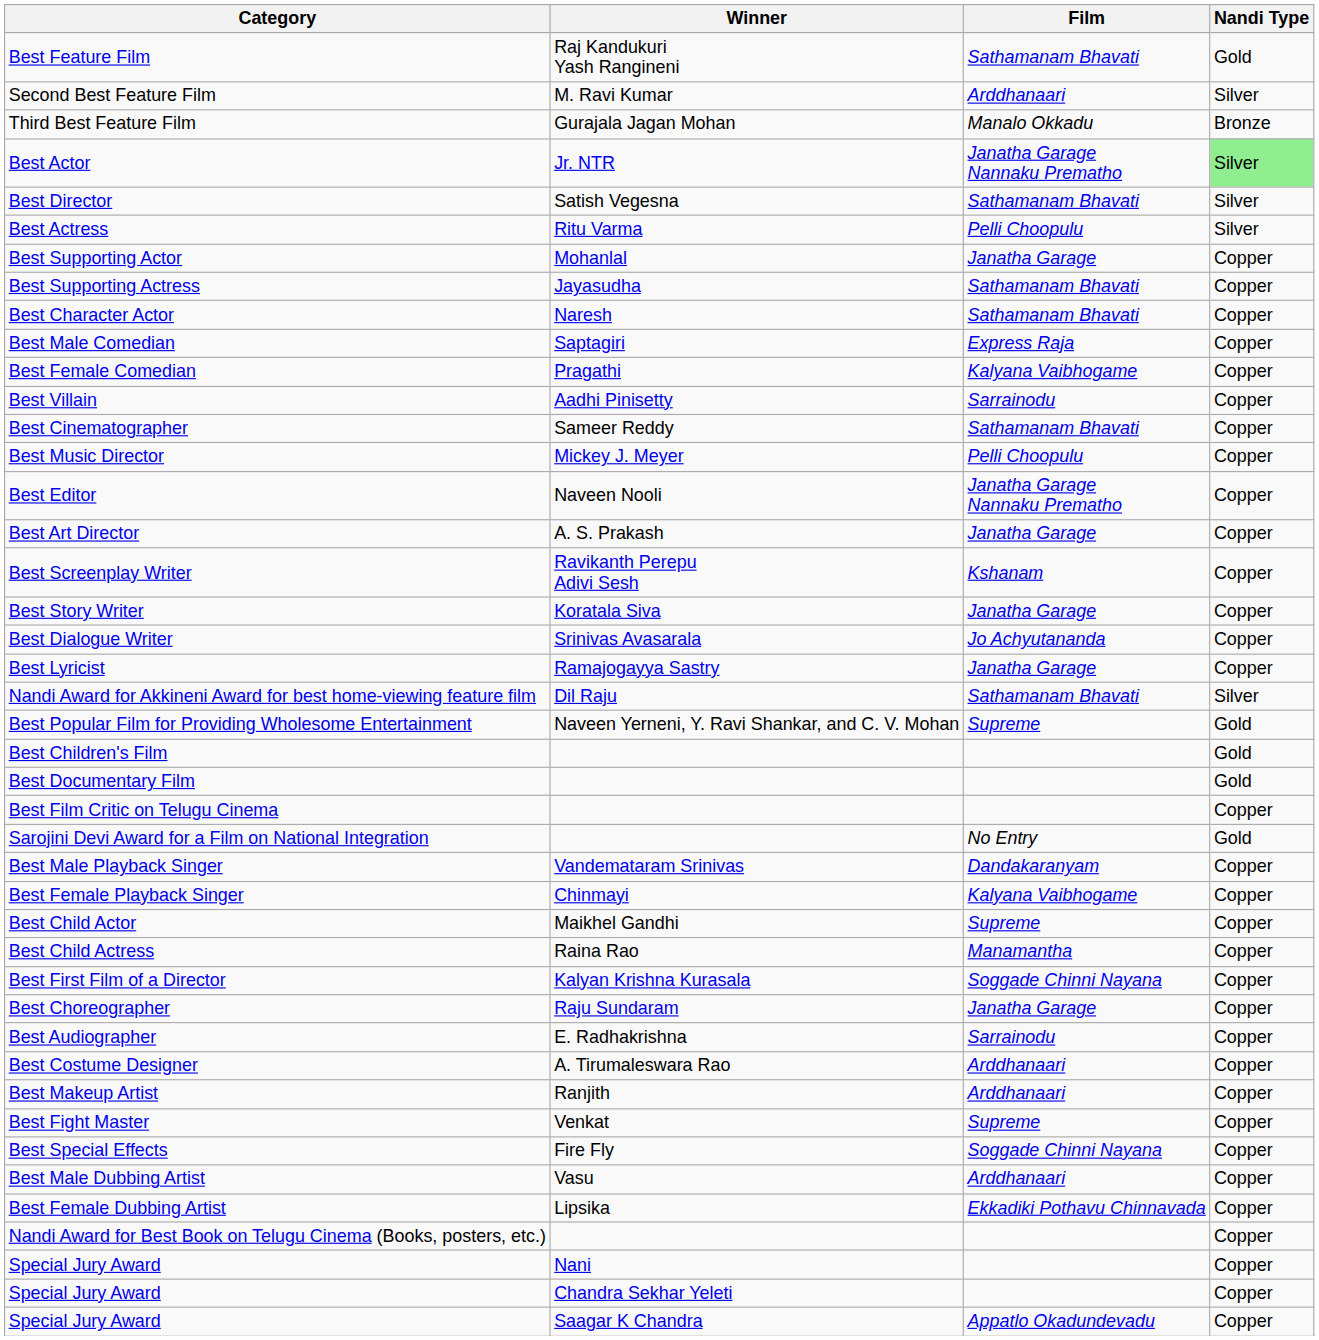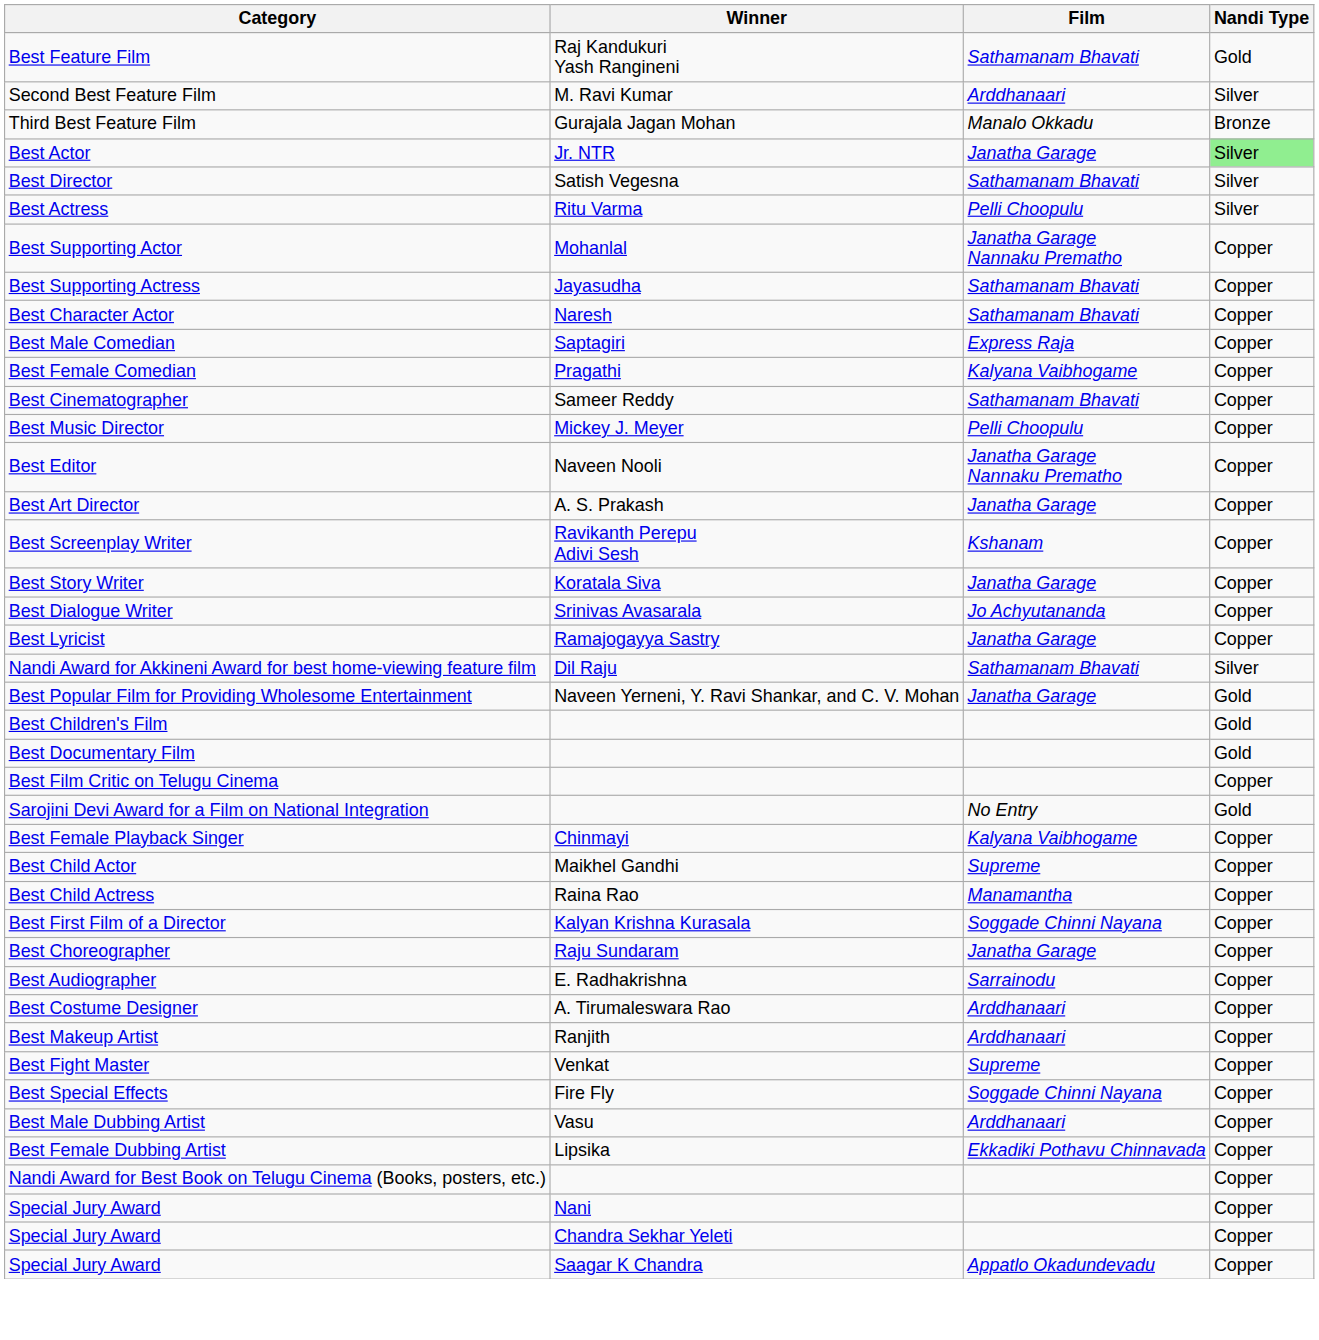(1045, 162) Janatha Garage Nannaku Prematho -> (1032, 152) Janatha Garage
(1032, 257) Janatha Garage -> (1045, 247) Janatha Garage Nannaku Prematho
- row: (53, 400)
(1004, 724) Supreme -> (1032, 696) Janatha Garage
- row: (116, 866)
